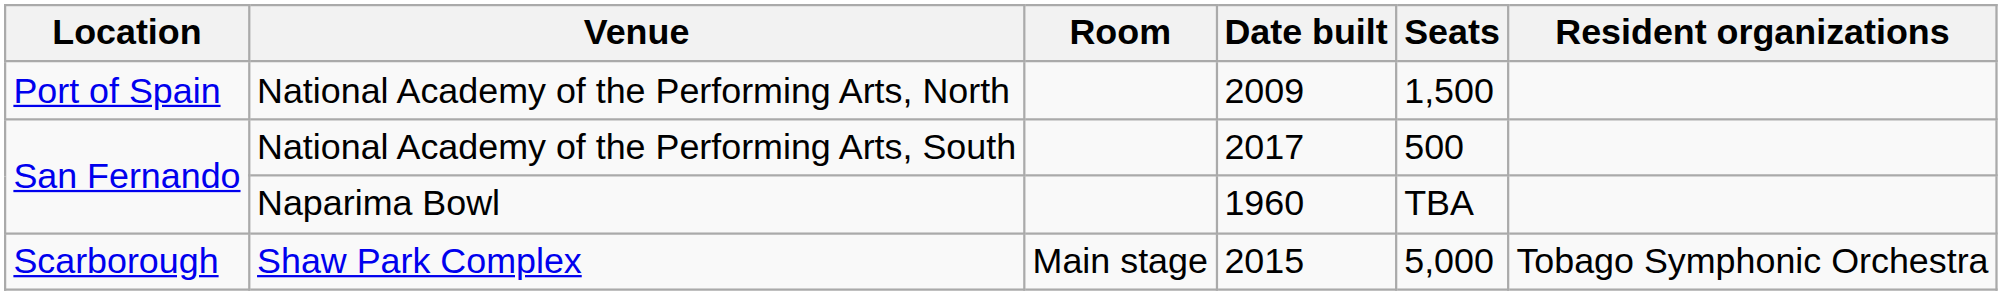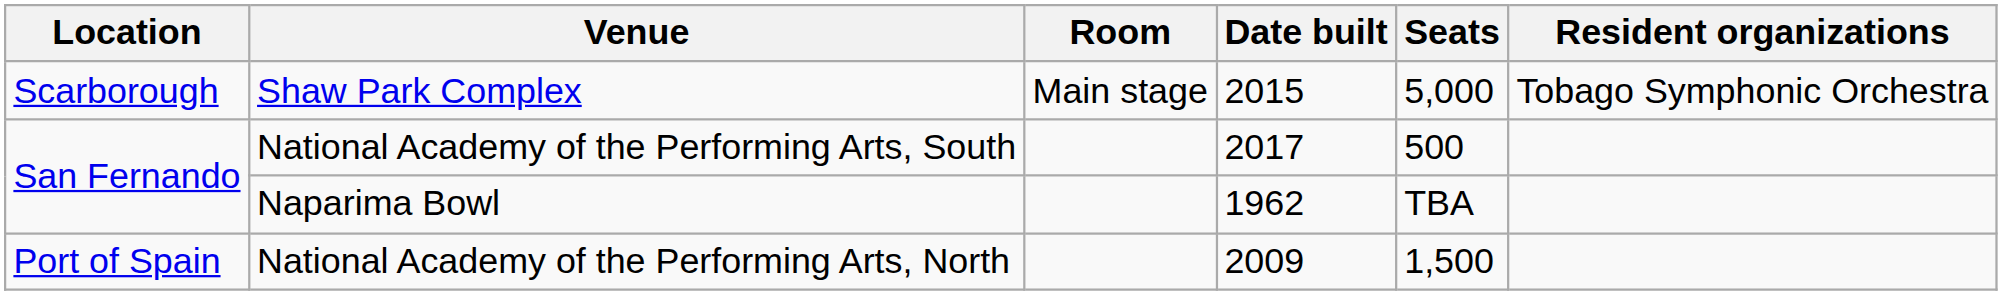rows swapped: (634, 89) <-> (419, 260)
(1264, 203) 1960 -> (1264, 203) 1962
